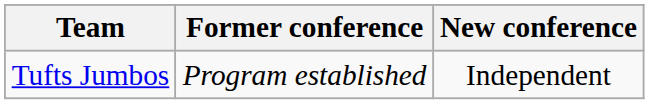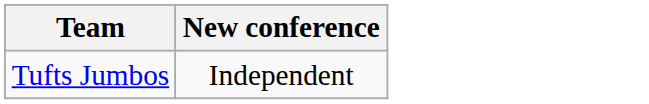- column: (305, 27)
